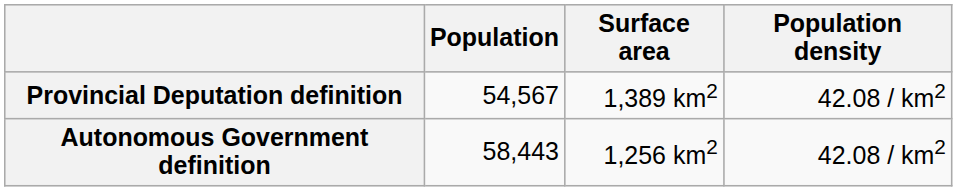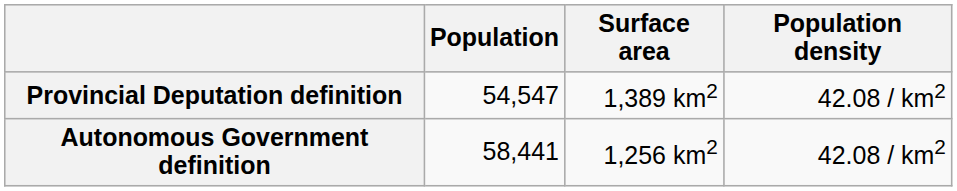(521, 95) 54,567 -> (521, 95) 54,547
(521, 152) 58,443 -> (521, 152) 58,441
